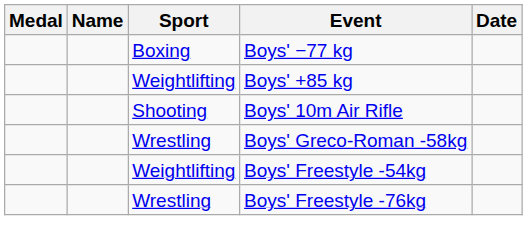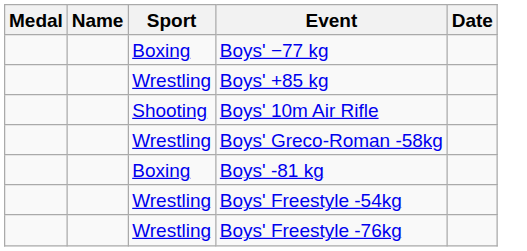(184, 80) Weightlifting -> (172, 80) Wrestling
+ row: (272, 170)
(184, 170) Weightlifting -> (172, 200) Wrestling
